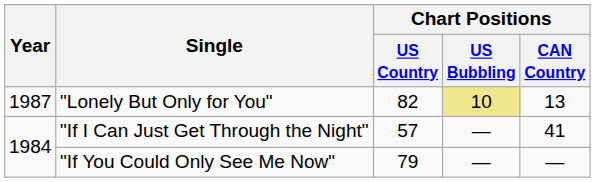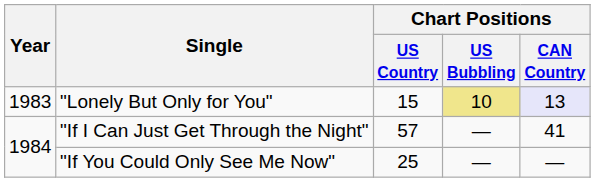(30, 101) 1987 -> (30, 101) 1983
(408, 101) 82 -> (408, 101) 15
(555, 101) no background -> (555, 101) lavender background
(408, 161) 79 -> (408, 161) 25
